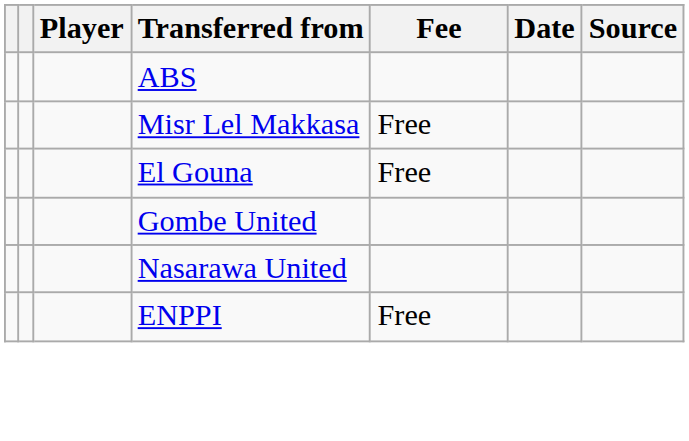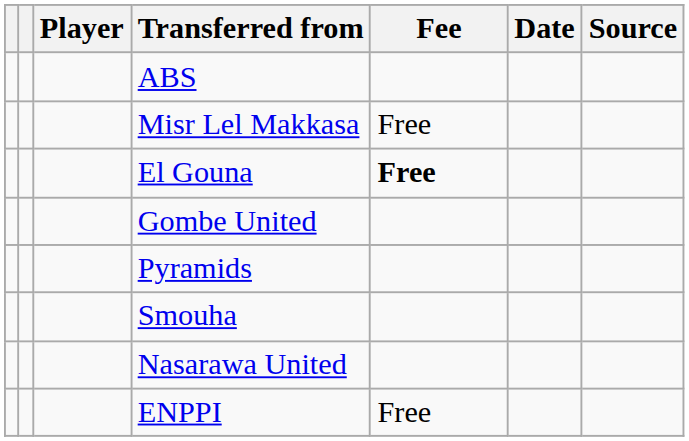(404, 172) normal -> (407, 172) bold
+ row: (195, 268)
+ row: (187, 316)
